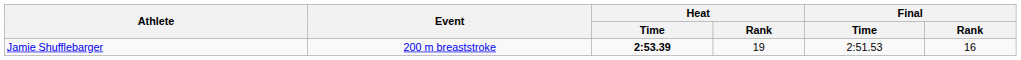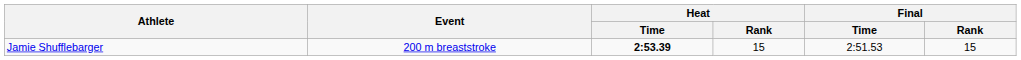(759, 47) 19 -> (759, 47) 15
(970, 47) 16 -> (970, 47) 15
